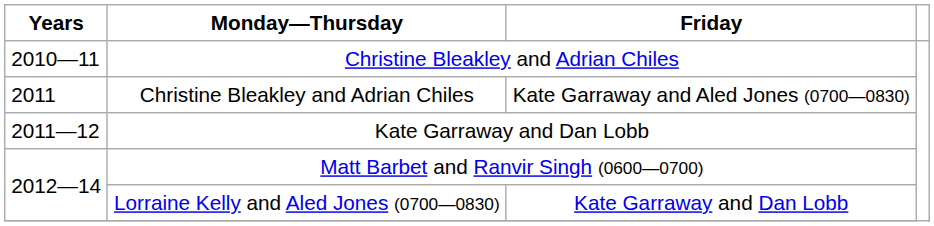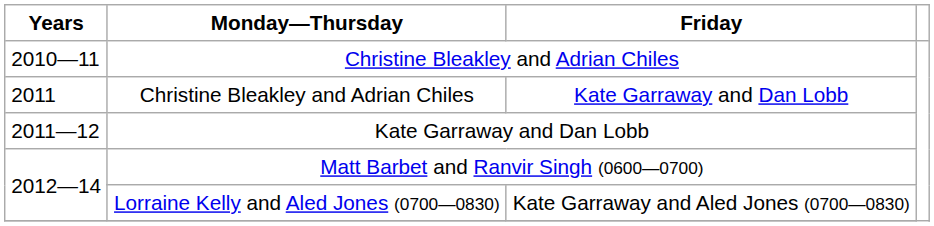(711, 95) Kate Garraway and Aled Jones (0700—0830) -> (711, 95) Kate Garraway and Dan Lobb
(711, 203) Kate Garraway and Dan Lobb -> (711, 203) Kate Garraway and Aled Jones (0700—0830)
